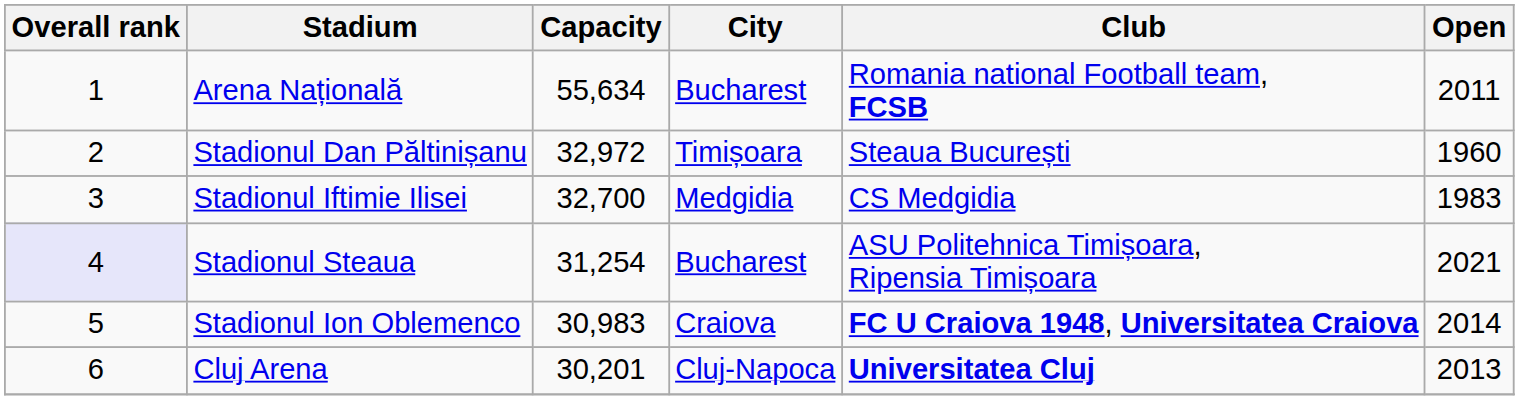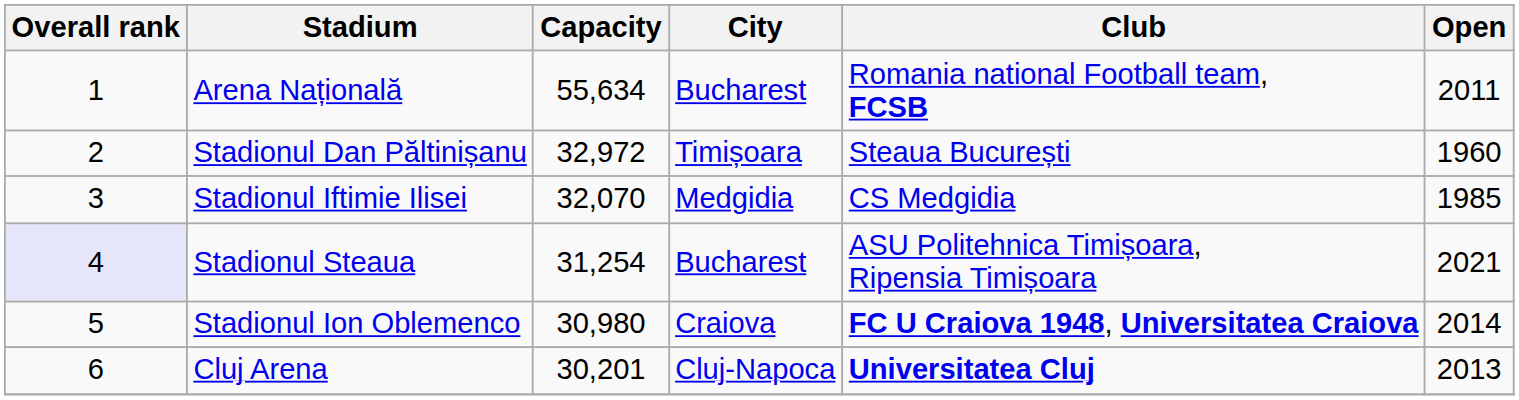(601, 198) 32,700 -> (601, 198) 32,070
(1469, 198) 1983 -> (1469, 198) 1985
(601, 324) 30,983 -> (601, 324) 30,980
